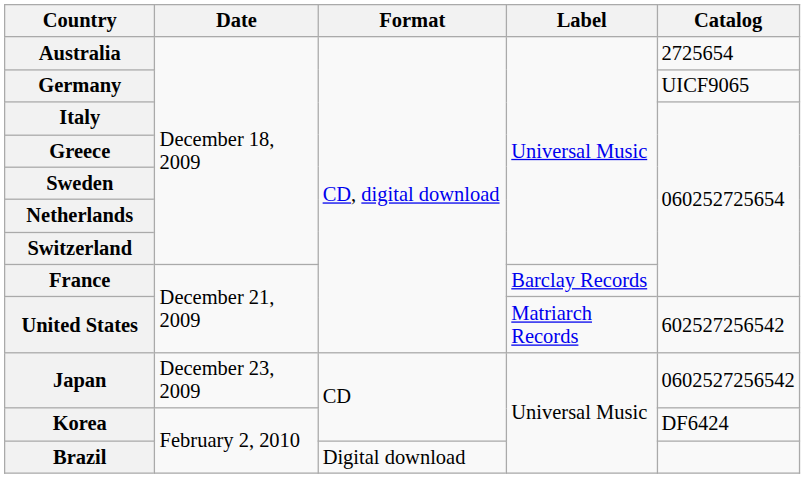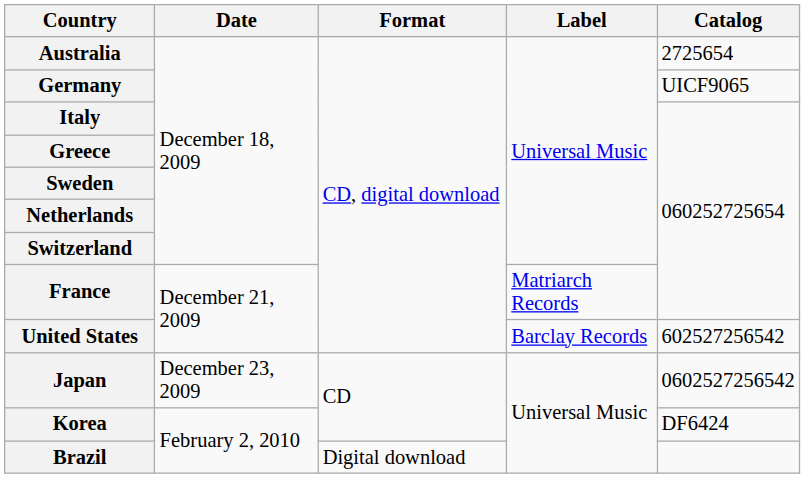(579, 280) Barclay Records -> (552, 292) Matriarch Records
(552, 324) Matriarch Records -> (579, 336) Barclay Records
